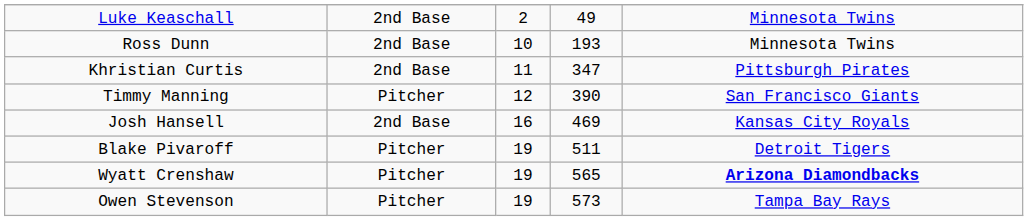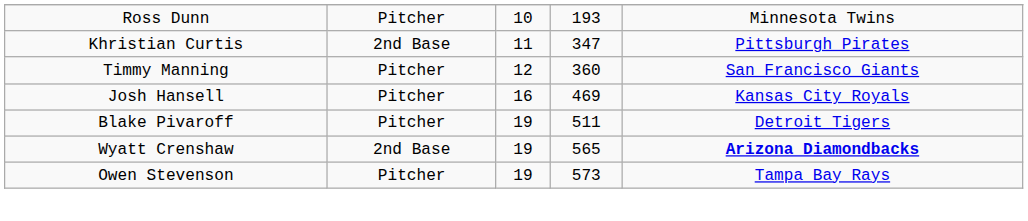- row: (166, 18)
(412, 44) 2nd Base -> (412, 18) Pitcher
(586, 97) 390 -> (586, 70) 360
(412, 123) 2nd Base -> (412, 97) Pitcher
(412, 175) Pitcher -> (412, 149) 2nd Base
